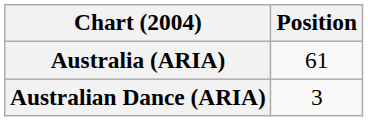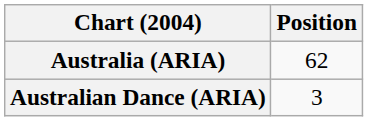(317, 60) 61 -> (317, 60) 62
